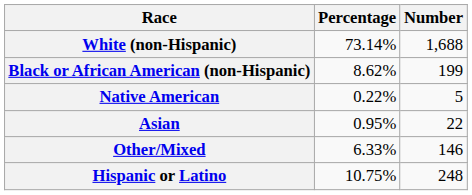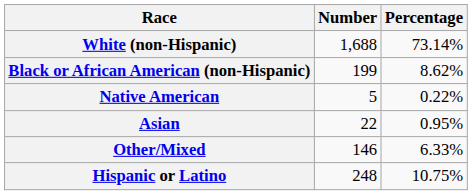columns swapped: (433, 17) <-> (357, 17)
